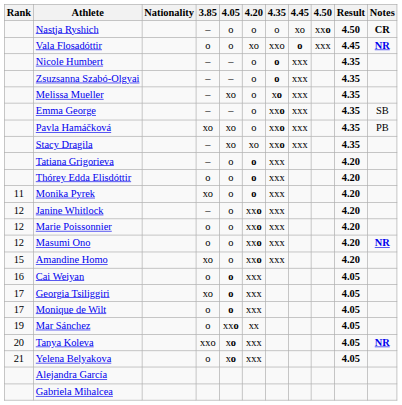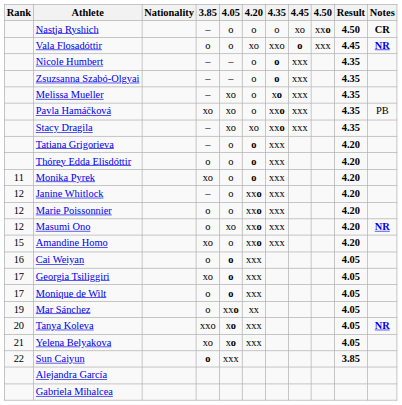- row: (66, 111)
(231, 243) o -> (231, 227) xo
(208, 359) o -> (208, 342) xo
+ row: (60, 359)
